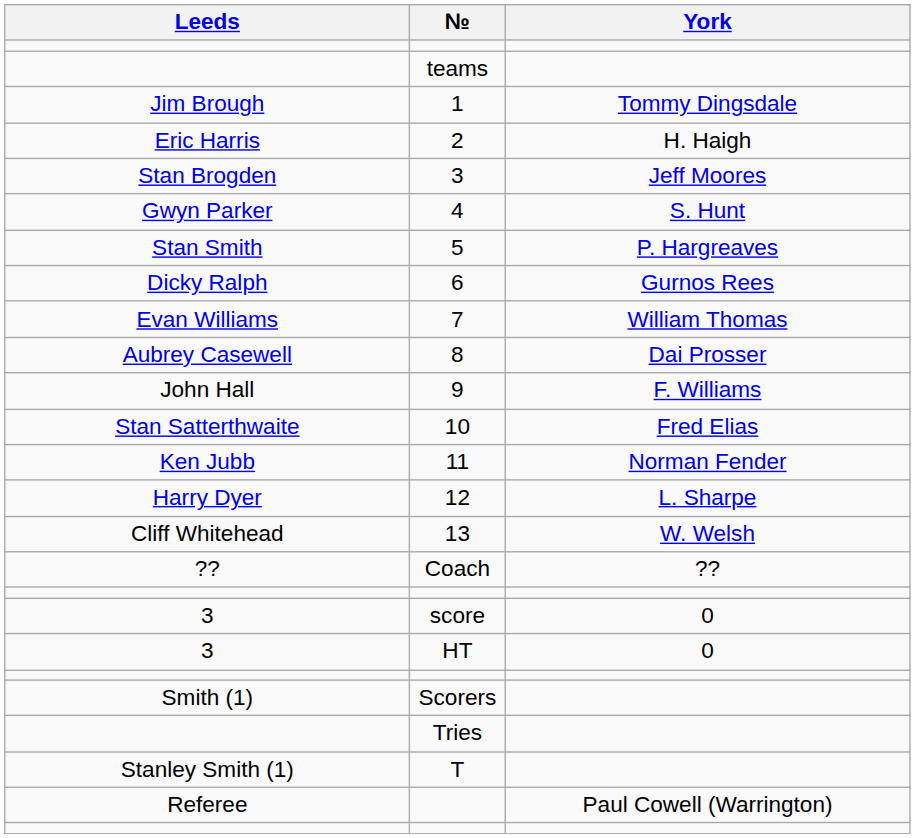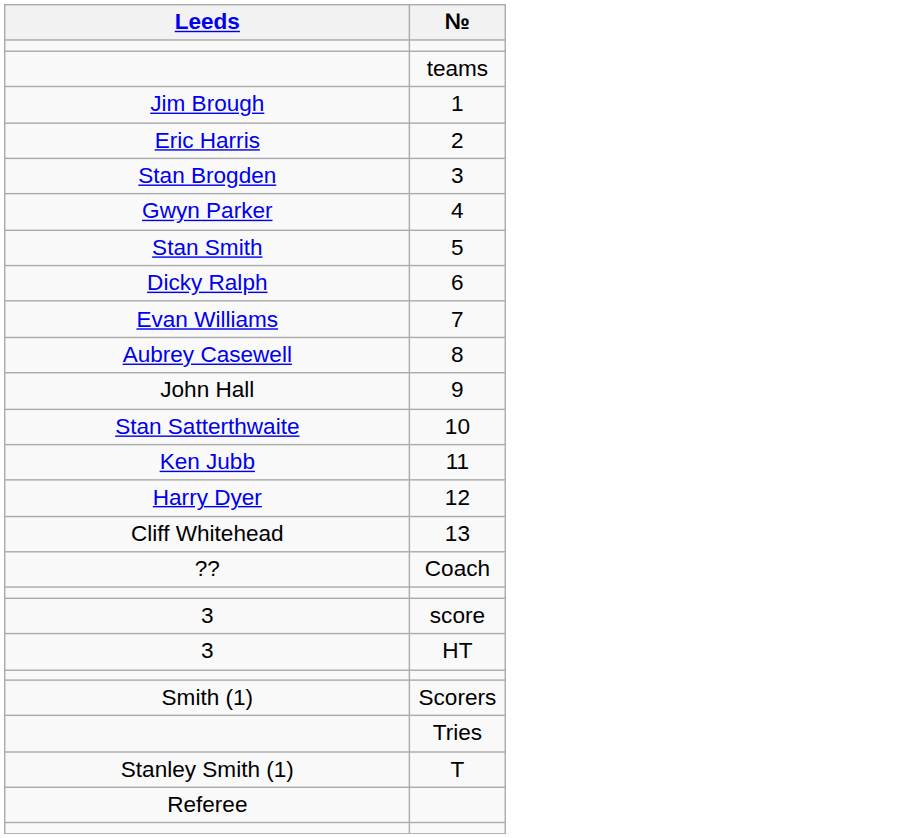- column: (707, 22)
